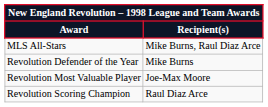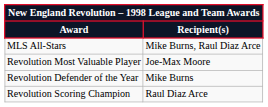rows swapped: (74, 78) <-> (73, 62)
